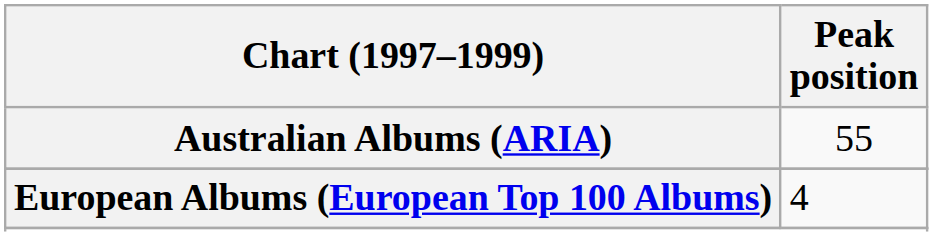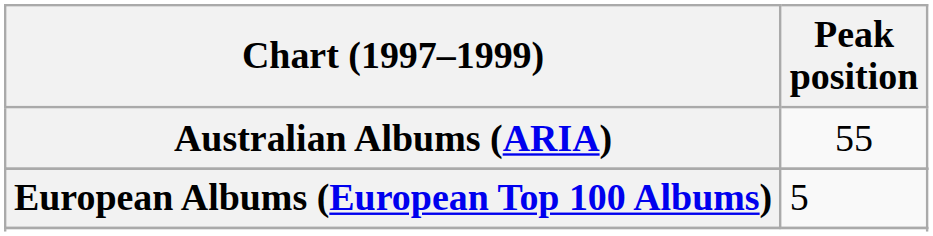(799, 197) 4 -> (799, 197) 5
